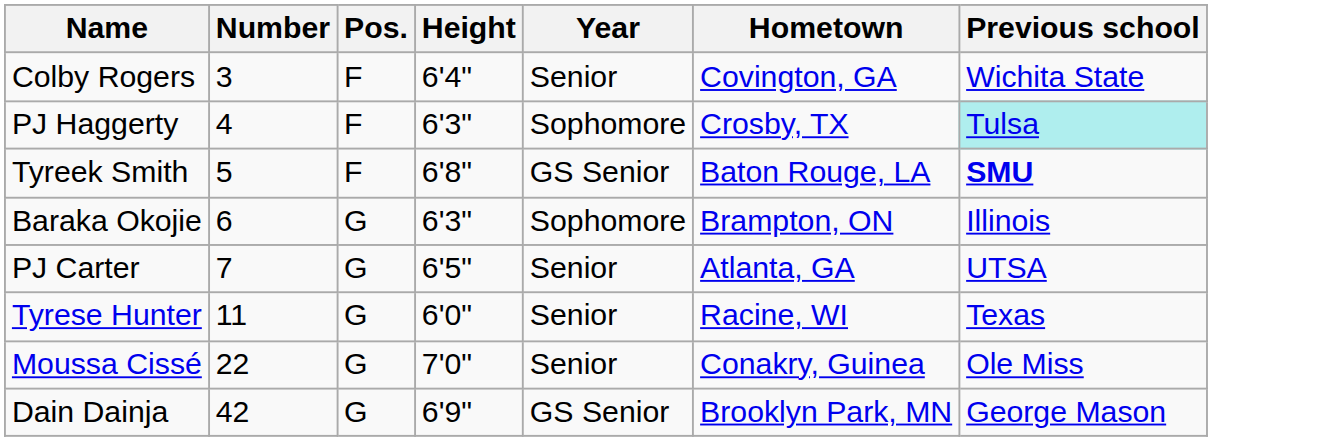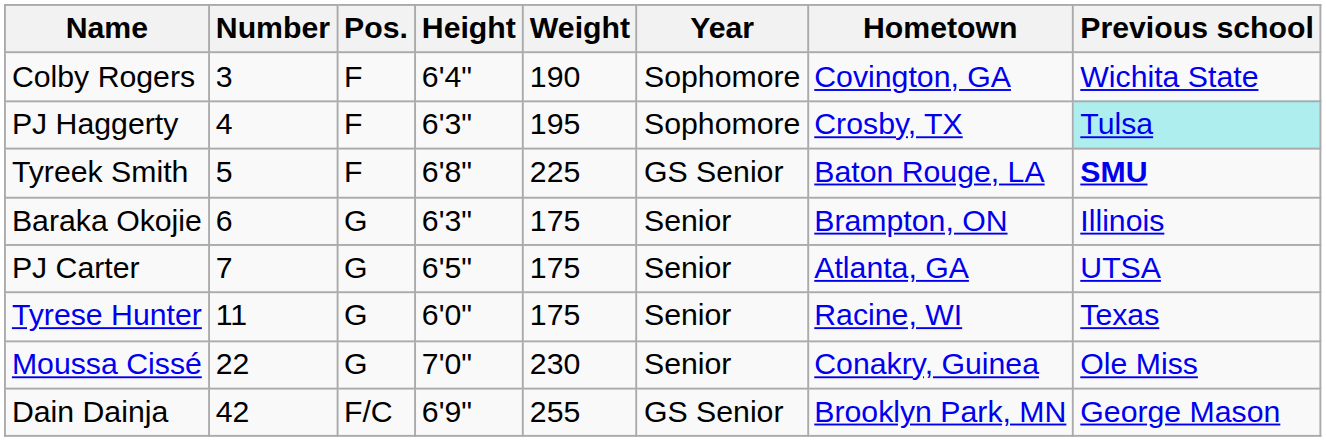+ column: (580, 28)
(574, 76) Senior -> (722, 76) Sophomore
(608, 220) Sophomore -> (688, 220) Senior
(356, 412) G -> (368, 412) F/C
